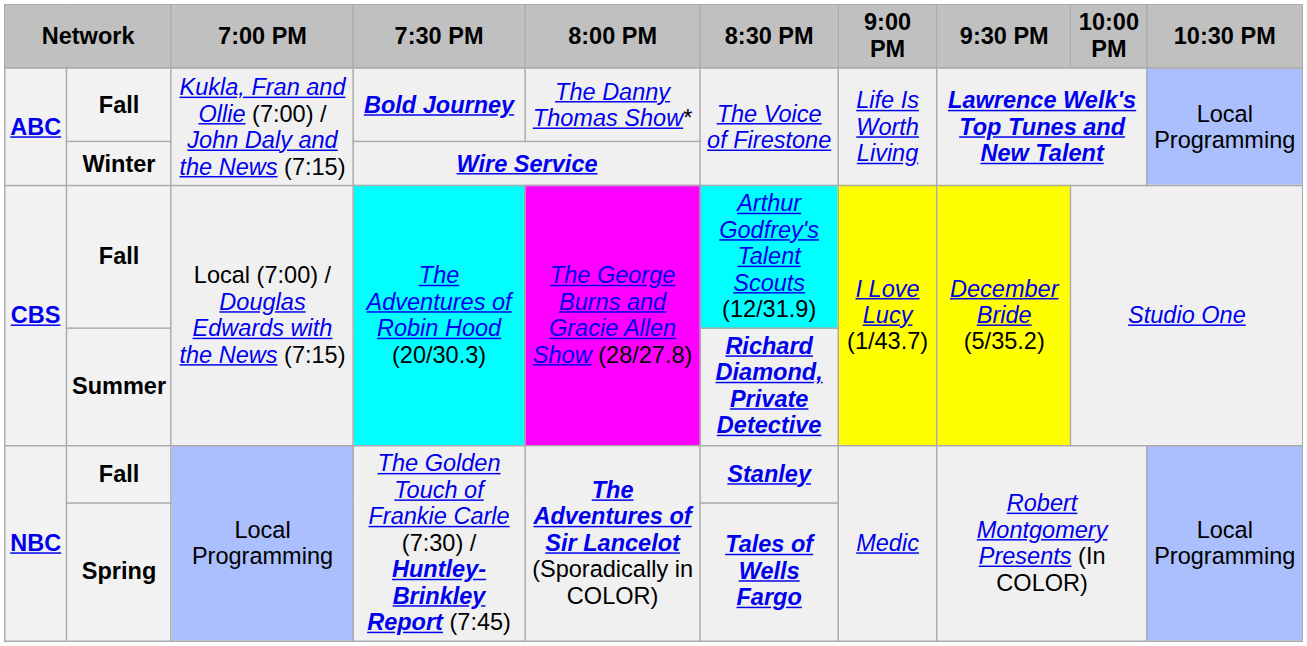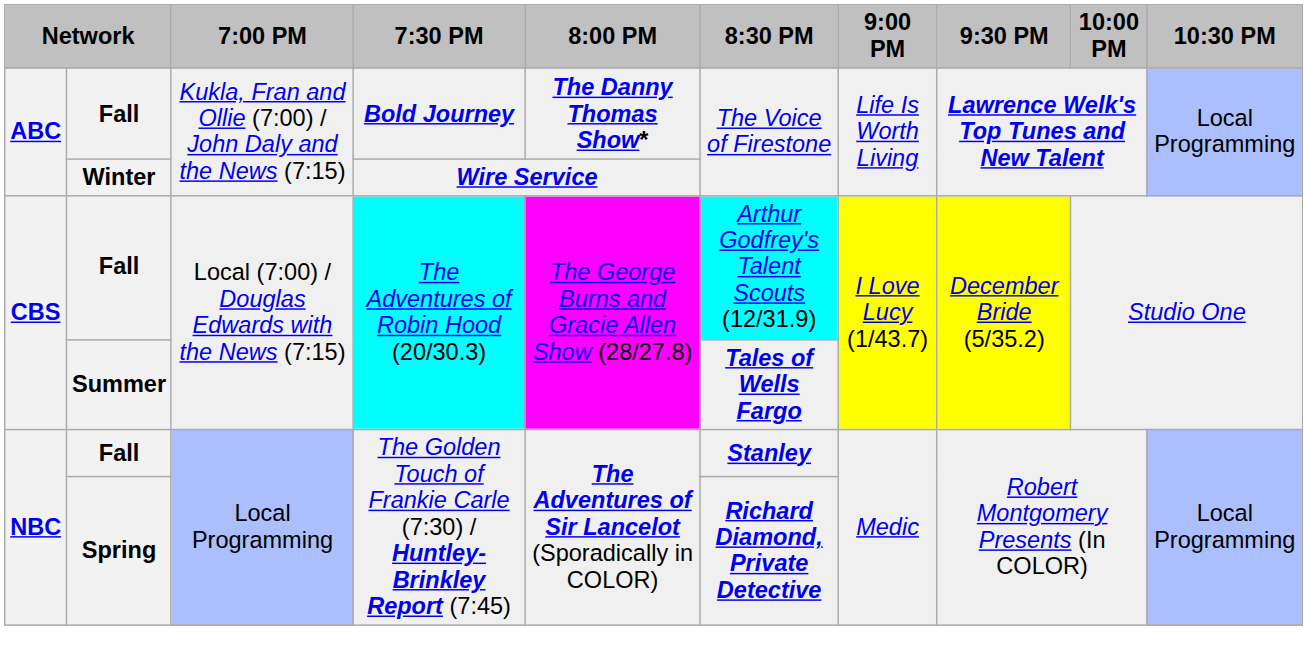(613, 105) normal -> (613, 113) bold
(769, 386) Richard Diamond, Private Detective -> (769, 384) Tales of Wells Fargo
(769, 571) Tales of Wells Fargo -> (769, 550) Richard Diamond, Private Detective
